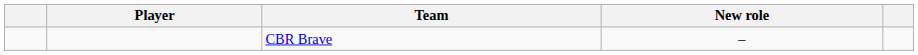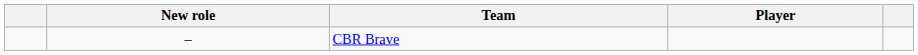columns swapped: (155, 15) <-> (742, 15)
